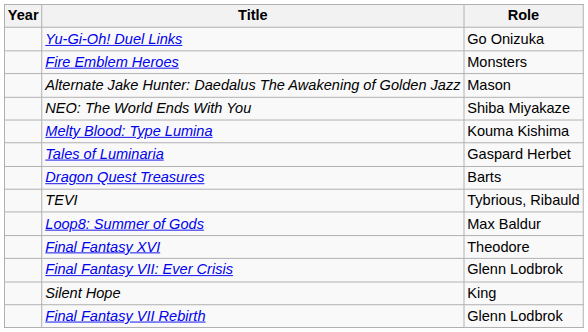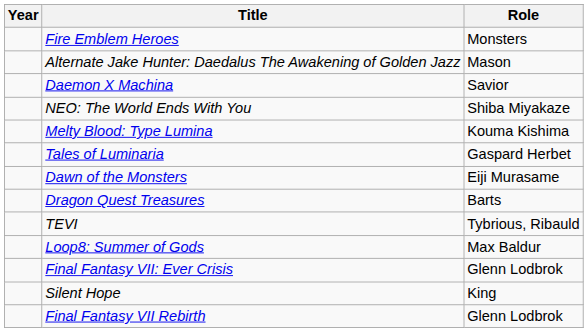- row: (114, 39)
+ row: (109, 85)
+ row: (116, 177)
- row: (103, 246)
